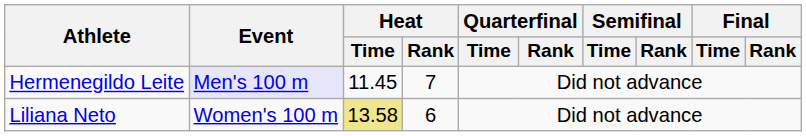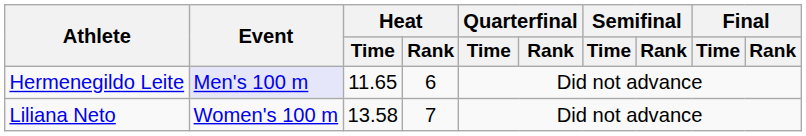(373, 83) 11.45 -> (373, 83) 11.65
(431, 83) 7 -> (431, 83) 6
(373, 115) khaki background -> (373, 115) no background
(431, 115) 6 -> (431, 115) 7
